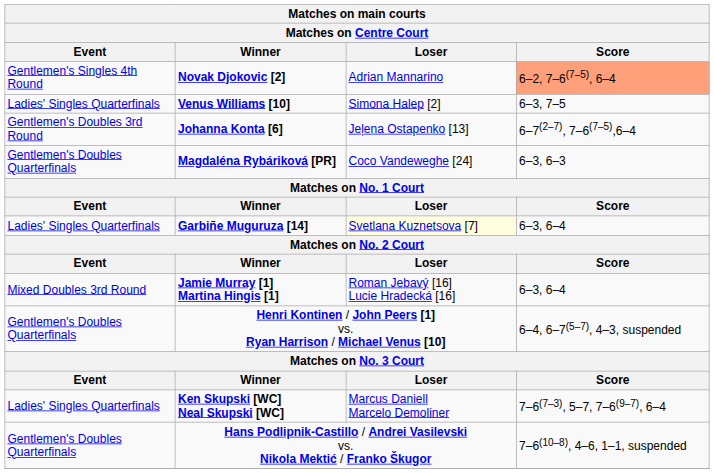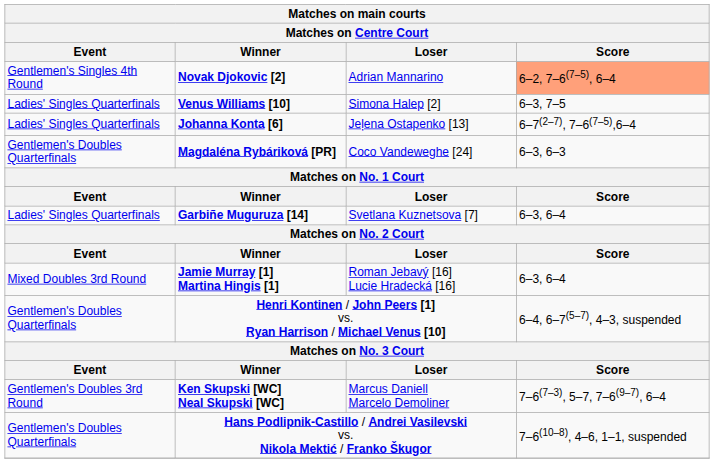(75, 129) Gentlemen's Doubles 3rd Round -> (84, 124) Ladies' Singles Quarterfinals
(413, 225) lightyellow background -> (413, 215) no background
(84, 406) Ladies' Singles Quarterfinals -> (75, 396) Gentlemen's Doubles 3rd Round
